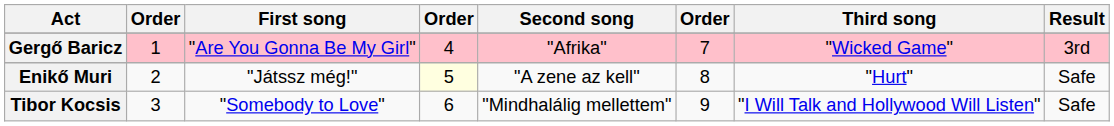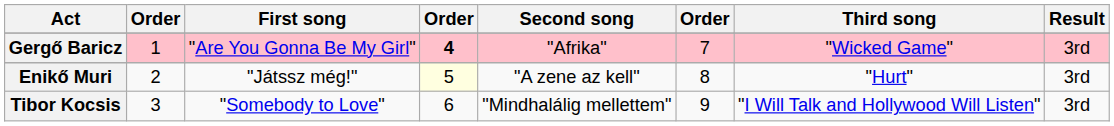(449, 47) normal -> (449, 47) bold
(1077, 76) Safe -> (1077, 76) 3rd
(1077, 105) Safe -> (1077, 105) 3rd
